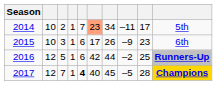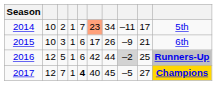(145, 42) 23 -> (145, 42) 21
(127, 57) no background -> (127, 57) lightgrey background
(145, 73) 28 -> (145, 73) 27
